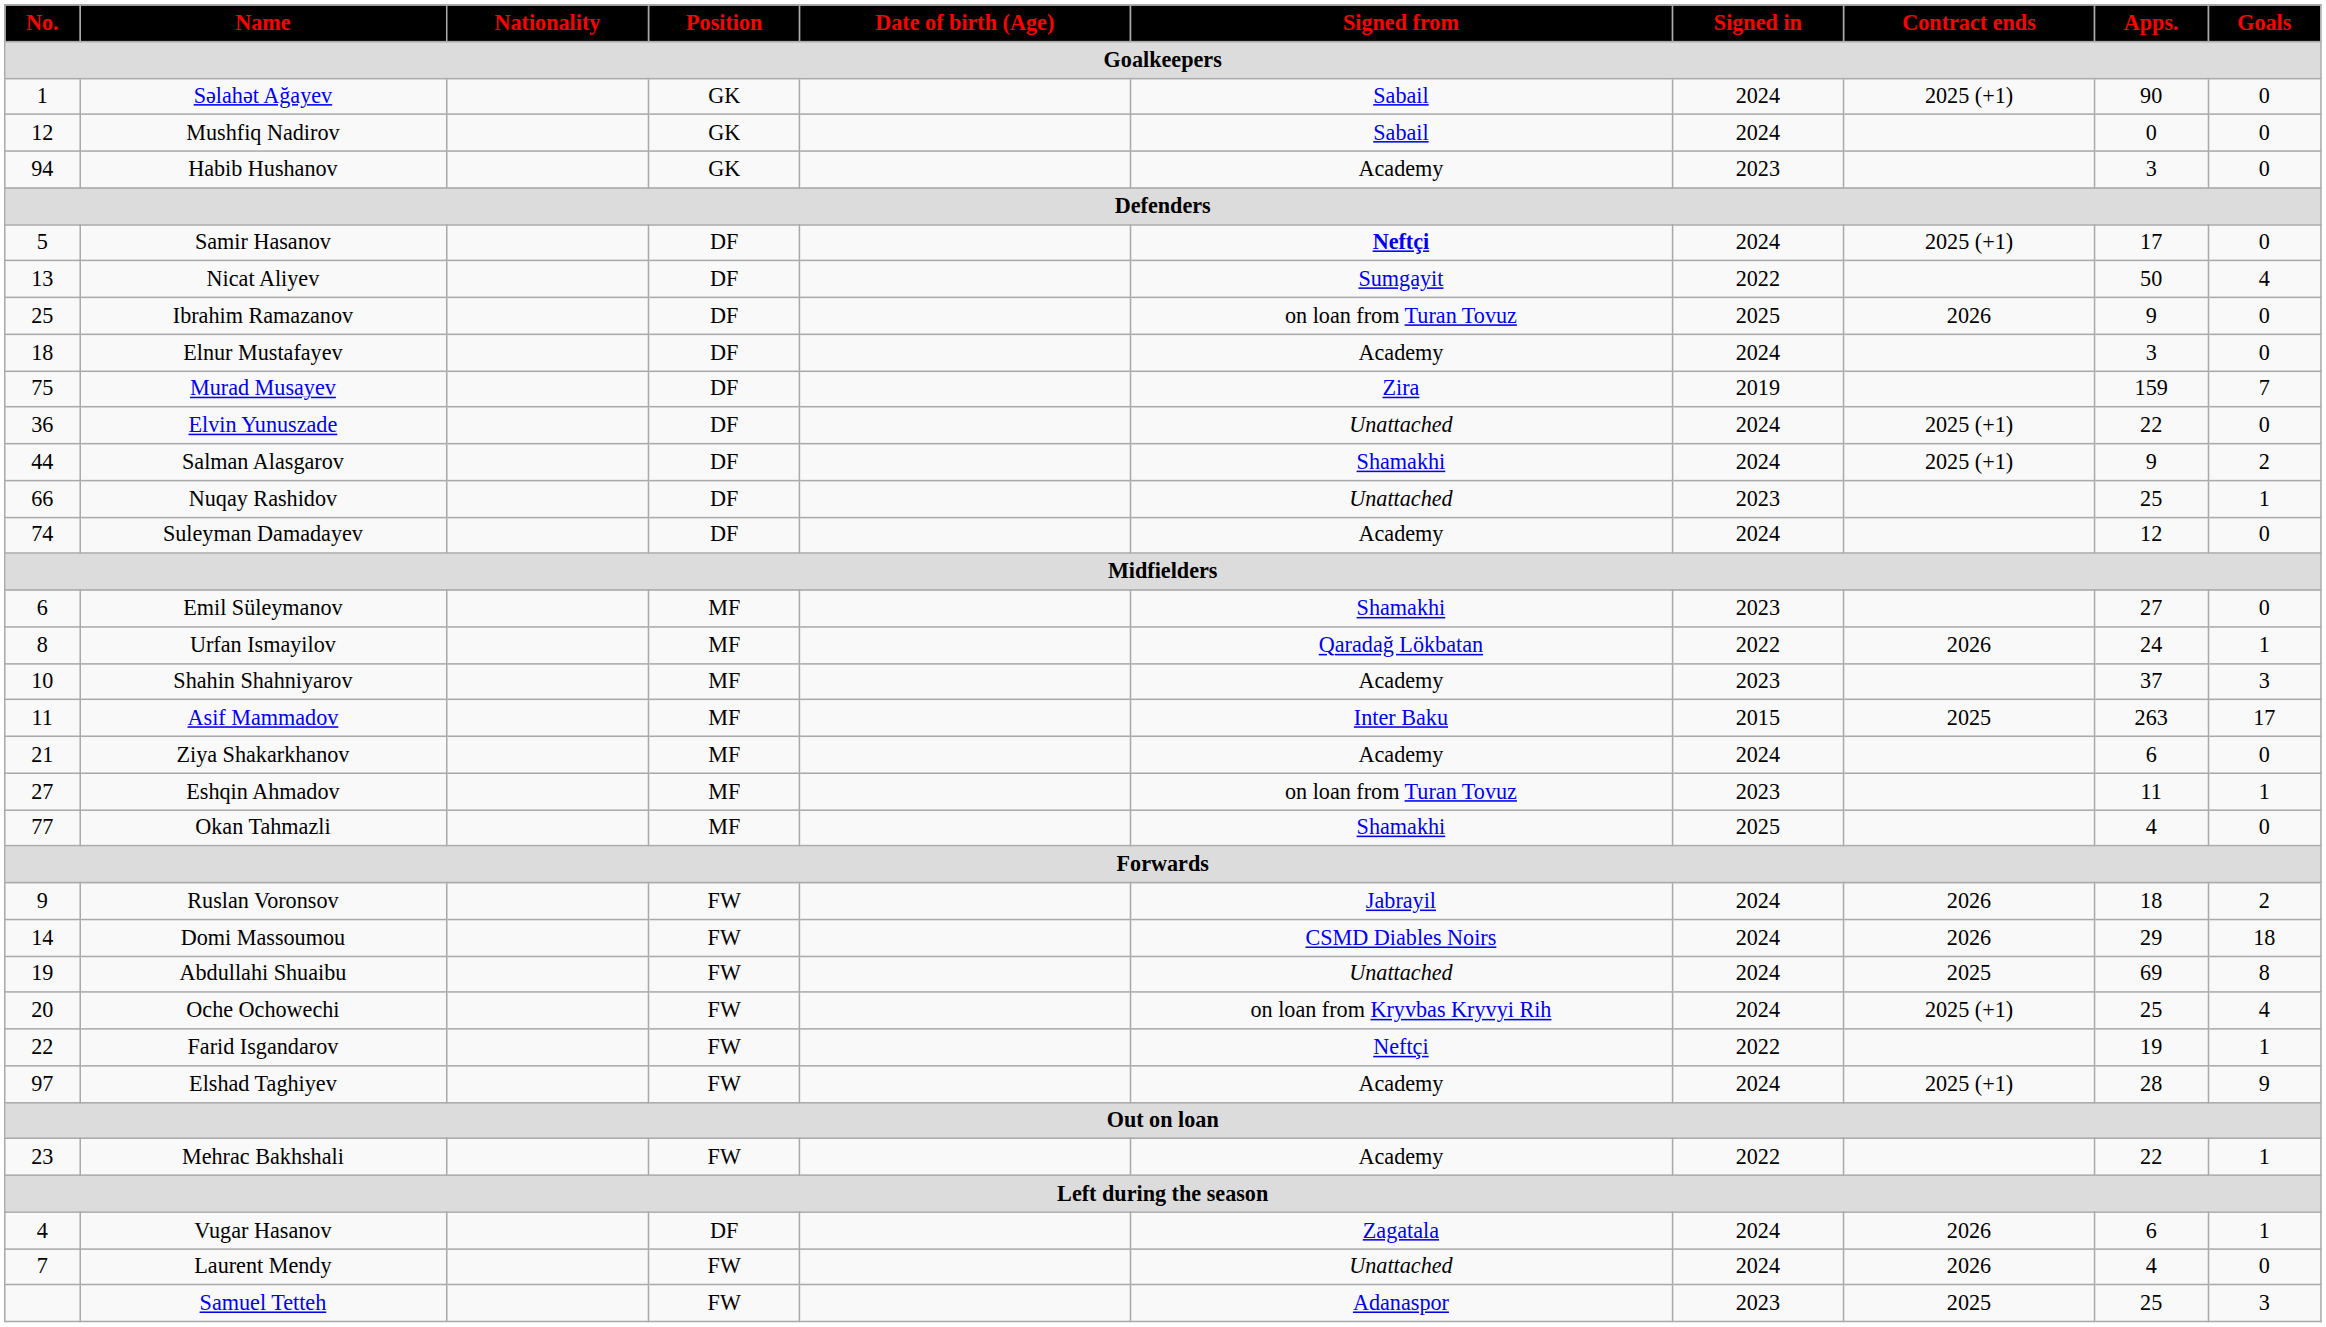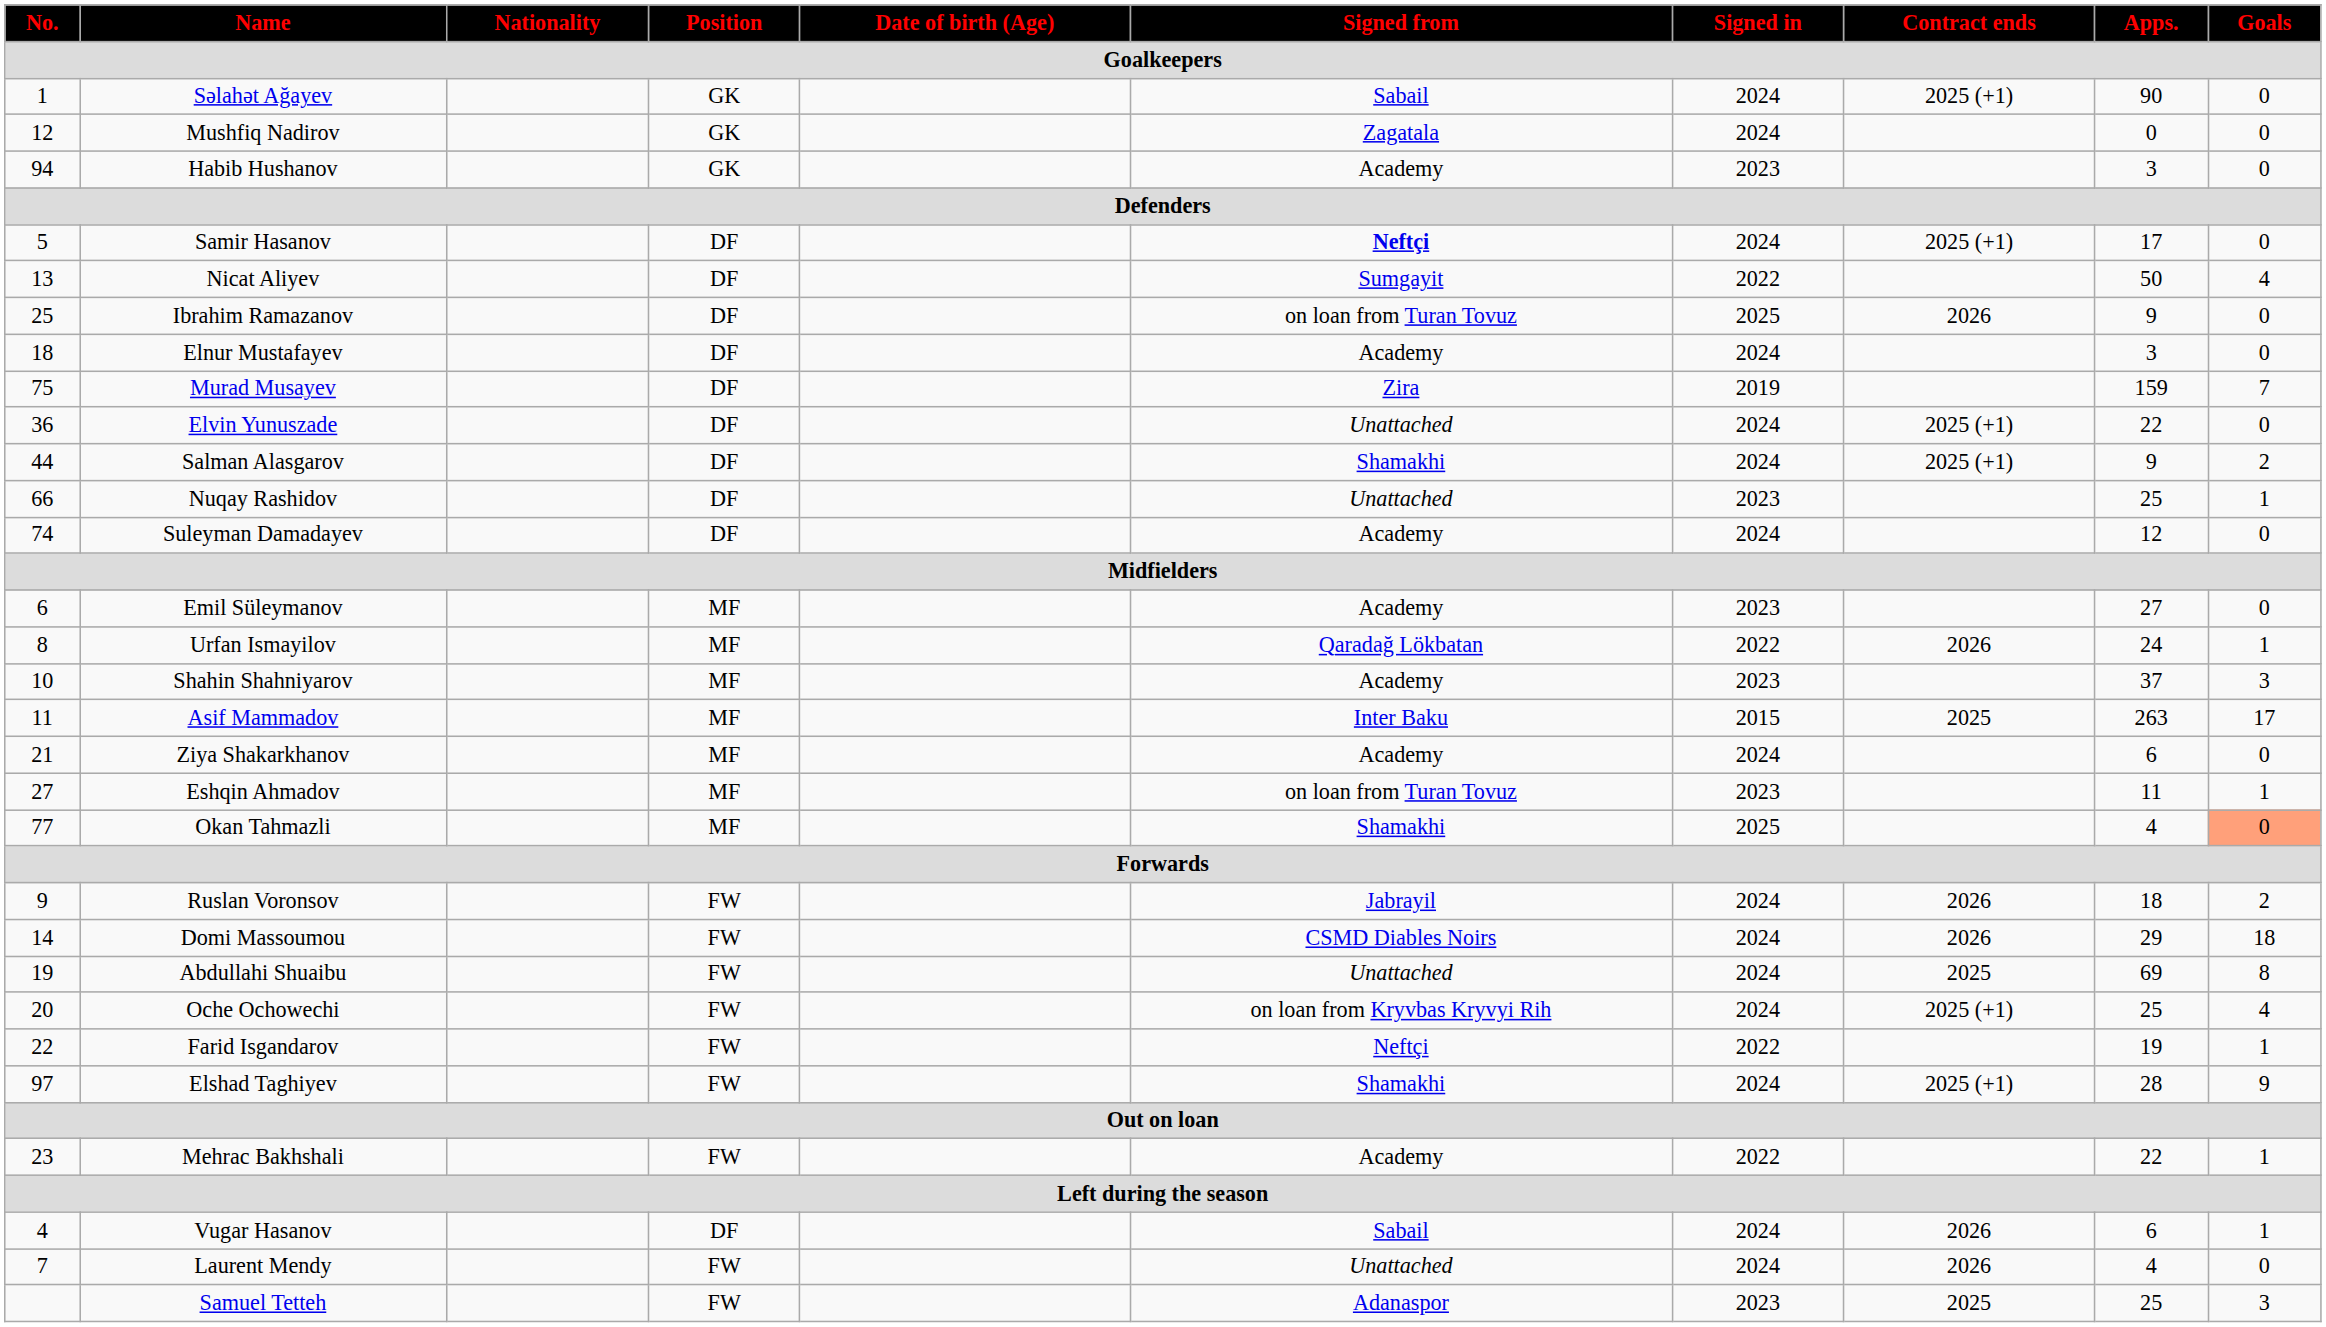(1401, 132) Sabail -> (1401, 132) Zagatala
(1401, 608) Shamakhi -> (1401, 608) Academy
(2264, 827) no background -> (2264, 827) lightsalmon background
(1401, 1083) Academy -> (1401, 1083) Shamakhi
(1401, 1230) Zagatala -> (1401, 1230) Sabail
